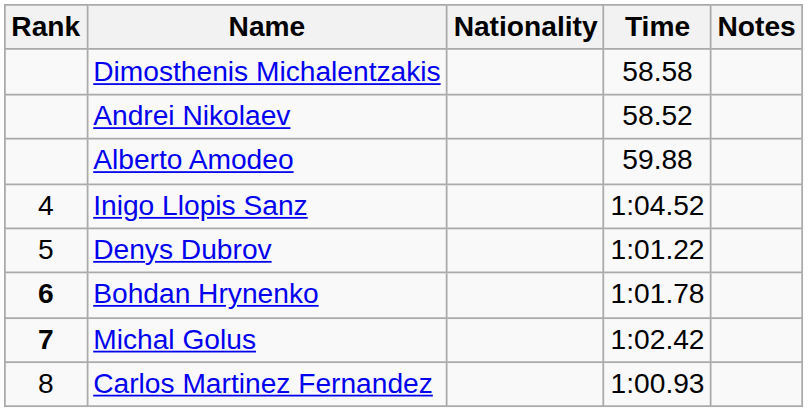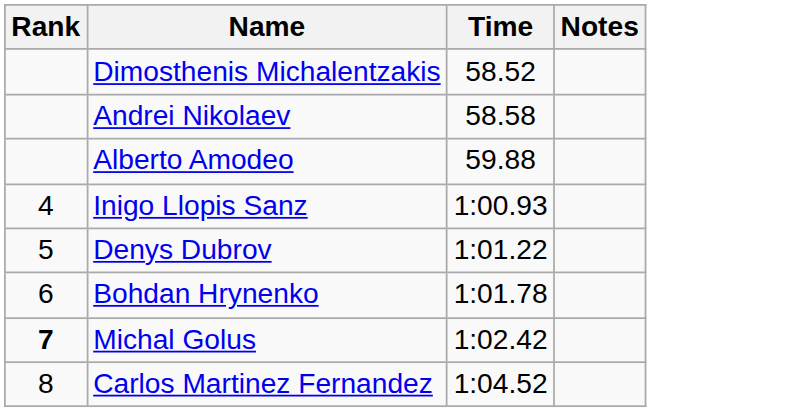- column: (526, 26)
(658, 71) 58.58 -> (501, 71) 58.52
(658, 116) 58.52 -> (501, 116) 58.58
(658, 205) 1:04.52 -> (501, 205) 1:00.93
(46, 294) bold -> (46, 294) normal
(658, 384) 1:00.93 -> (501, 384) 1:04.52
